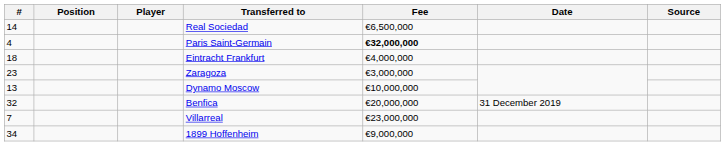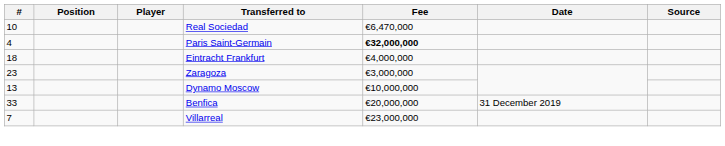(12, 27) 14 -> (12, 27) 10
(389, 27) €6,500,000 -> (389, 27) €6,470,000
(12, 103) 32 -> (12, 103) 33
- row: (222, 133)
